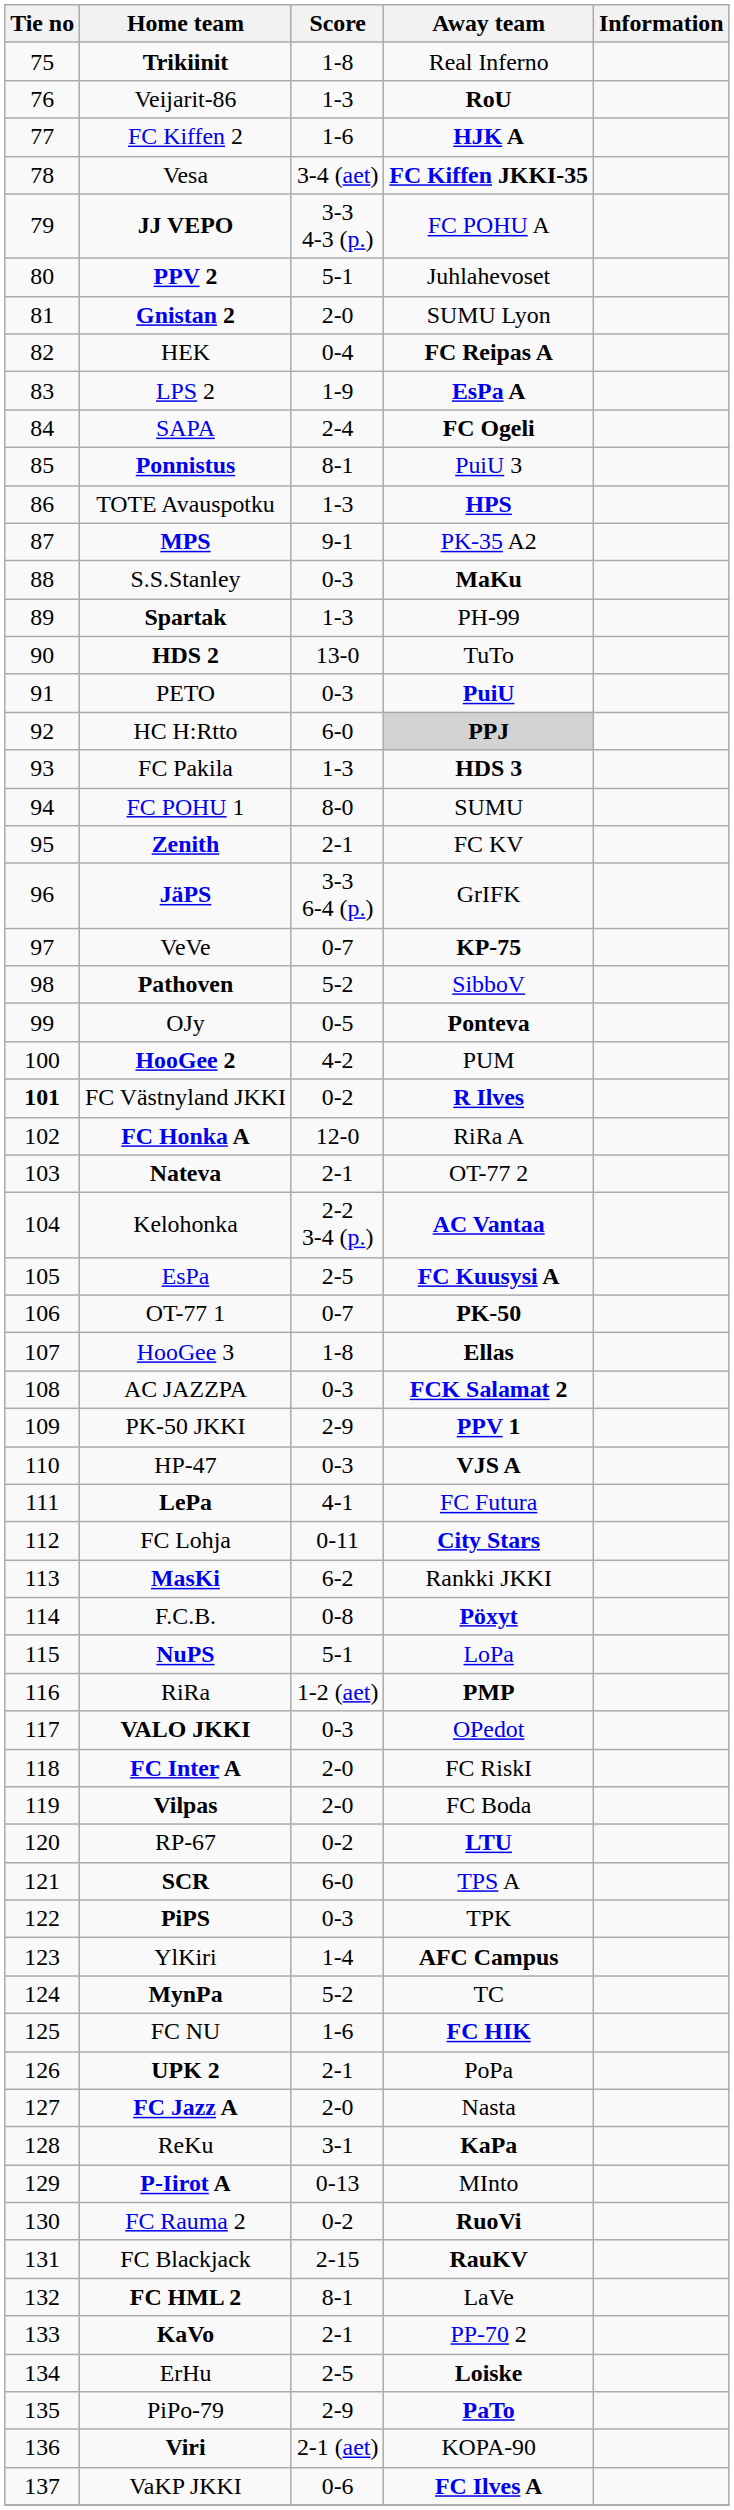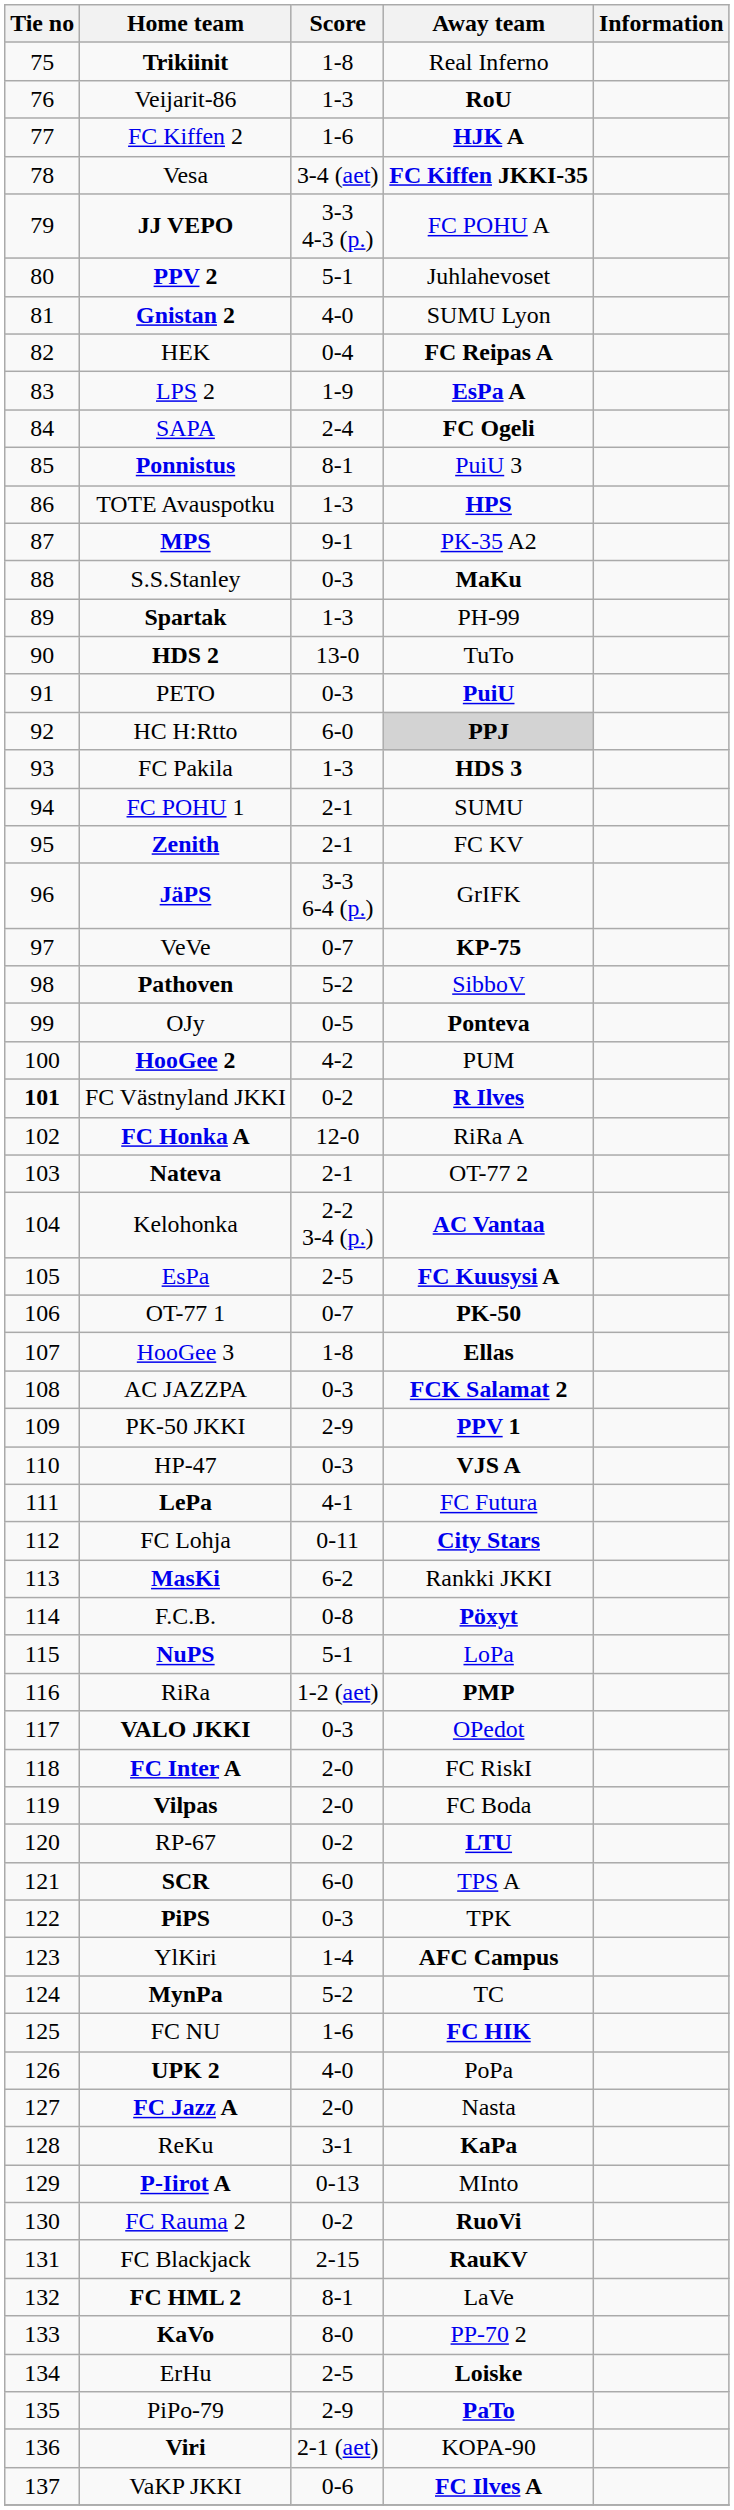(338, 314) 2-0 -> (338, 314) 4-0
(338, 806) 8-0 -> (338, 806) 2-1
(338, 2069) 2-1 -> (338, 2069) 4-0
(338, 2334) 2-1 -> (338, 2334) 8-0
